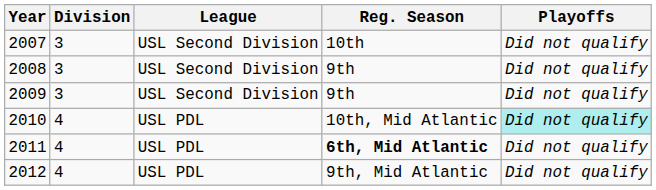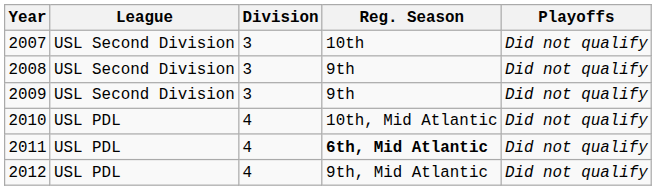columns swapped: (92, 18) <-> (228, 18)
(576, 121) paleturquoise background -> (576, 121) no background
